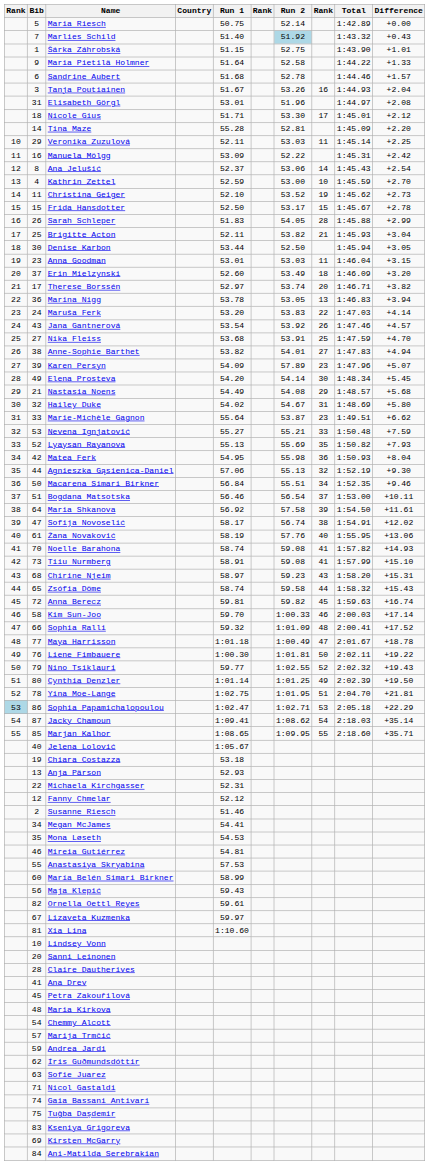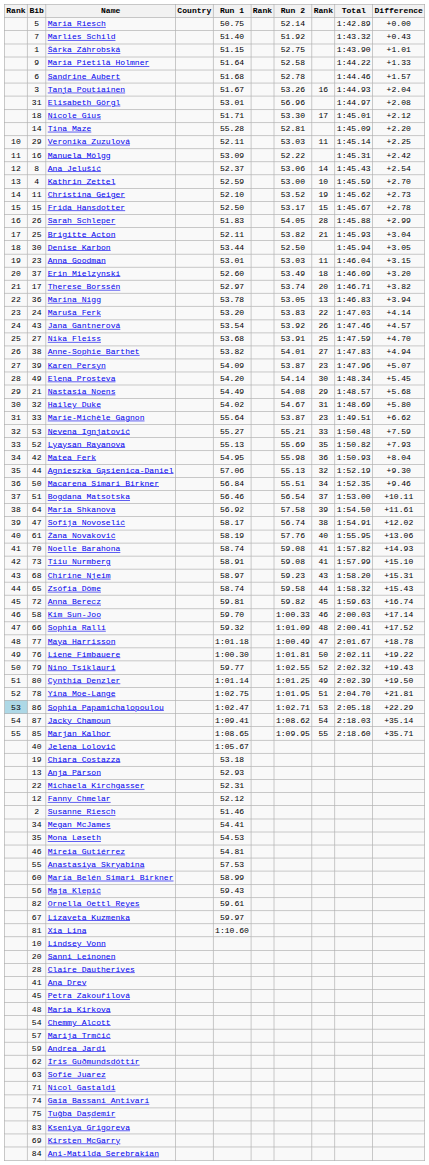(293, 37) lightblue background -> (293, 37) no background
(293, 103) 51.96 -> (293, 103) 56.96
(293, 366) 57.89 -> (293, 366) 53.87
